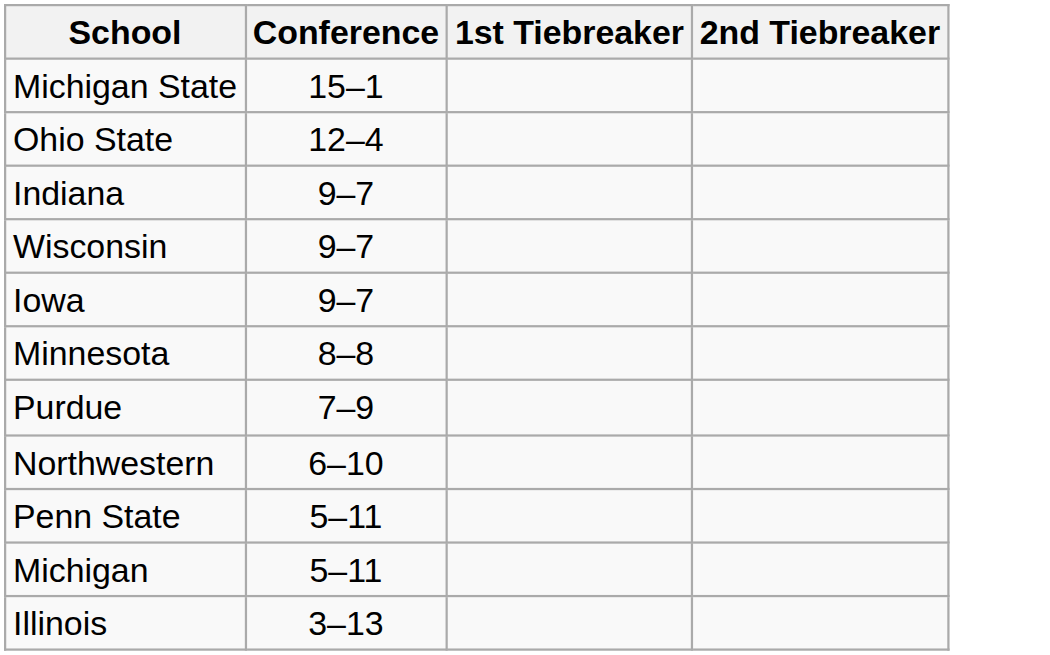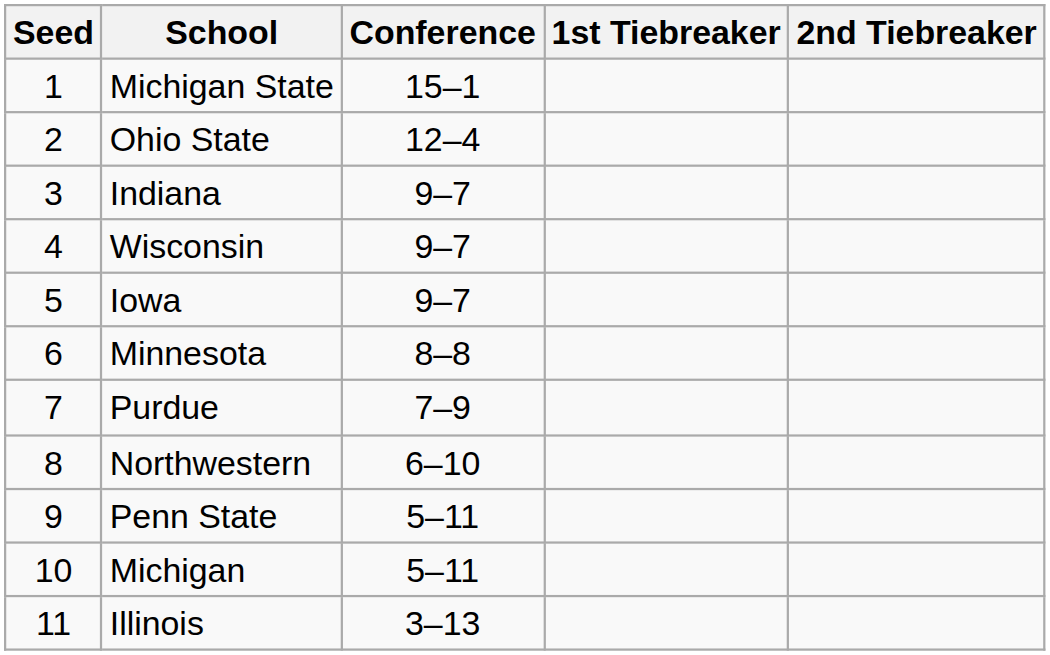+ column: (53, 32)
